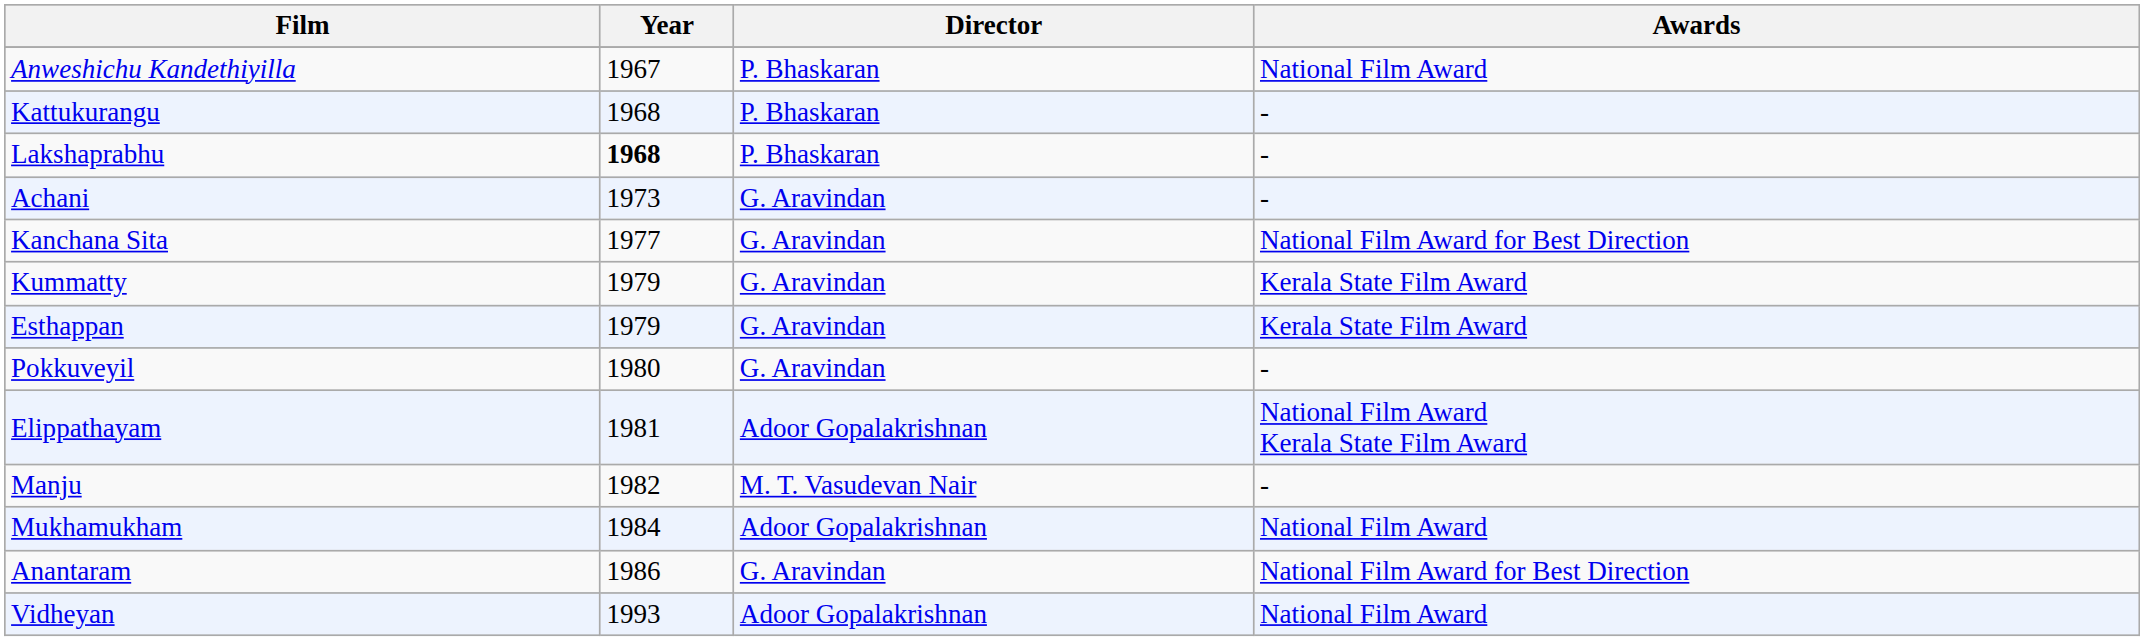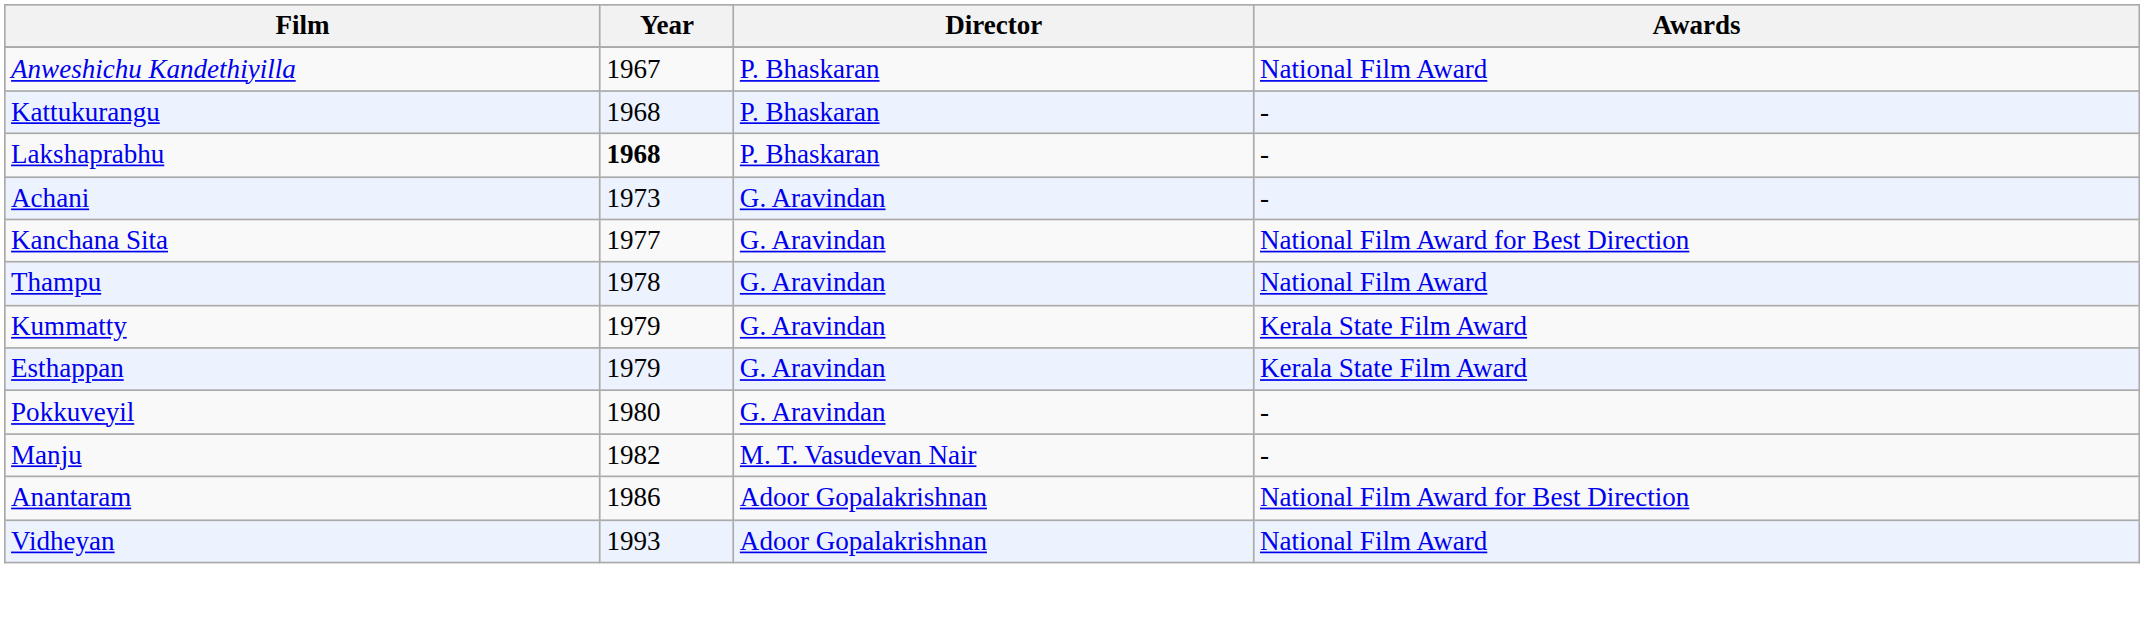+ row: (56, 283)
- row: (86, 427)
- row: (97, 528)
(813, 570) G. Aravindan -> (863, 497) Adoor Gopalakrishnan
